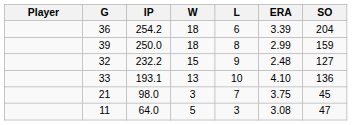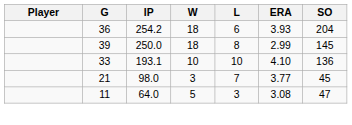(281, 29) 3.39 -> (281, 29) 3.93
(325, 45) 159 -> (325, 45) 145
- row: (149, 62)
(193, 78) 13 -> (193, 62) 10
(281, 95) 3.75 -> (281, 78) 3.77
